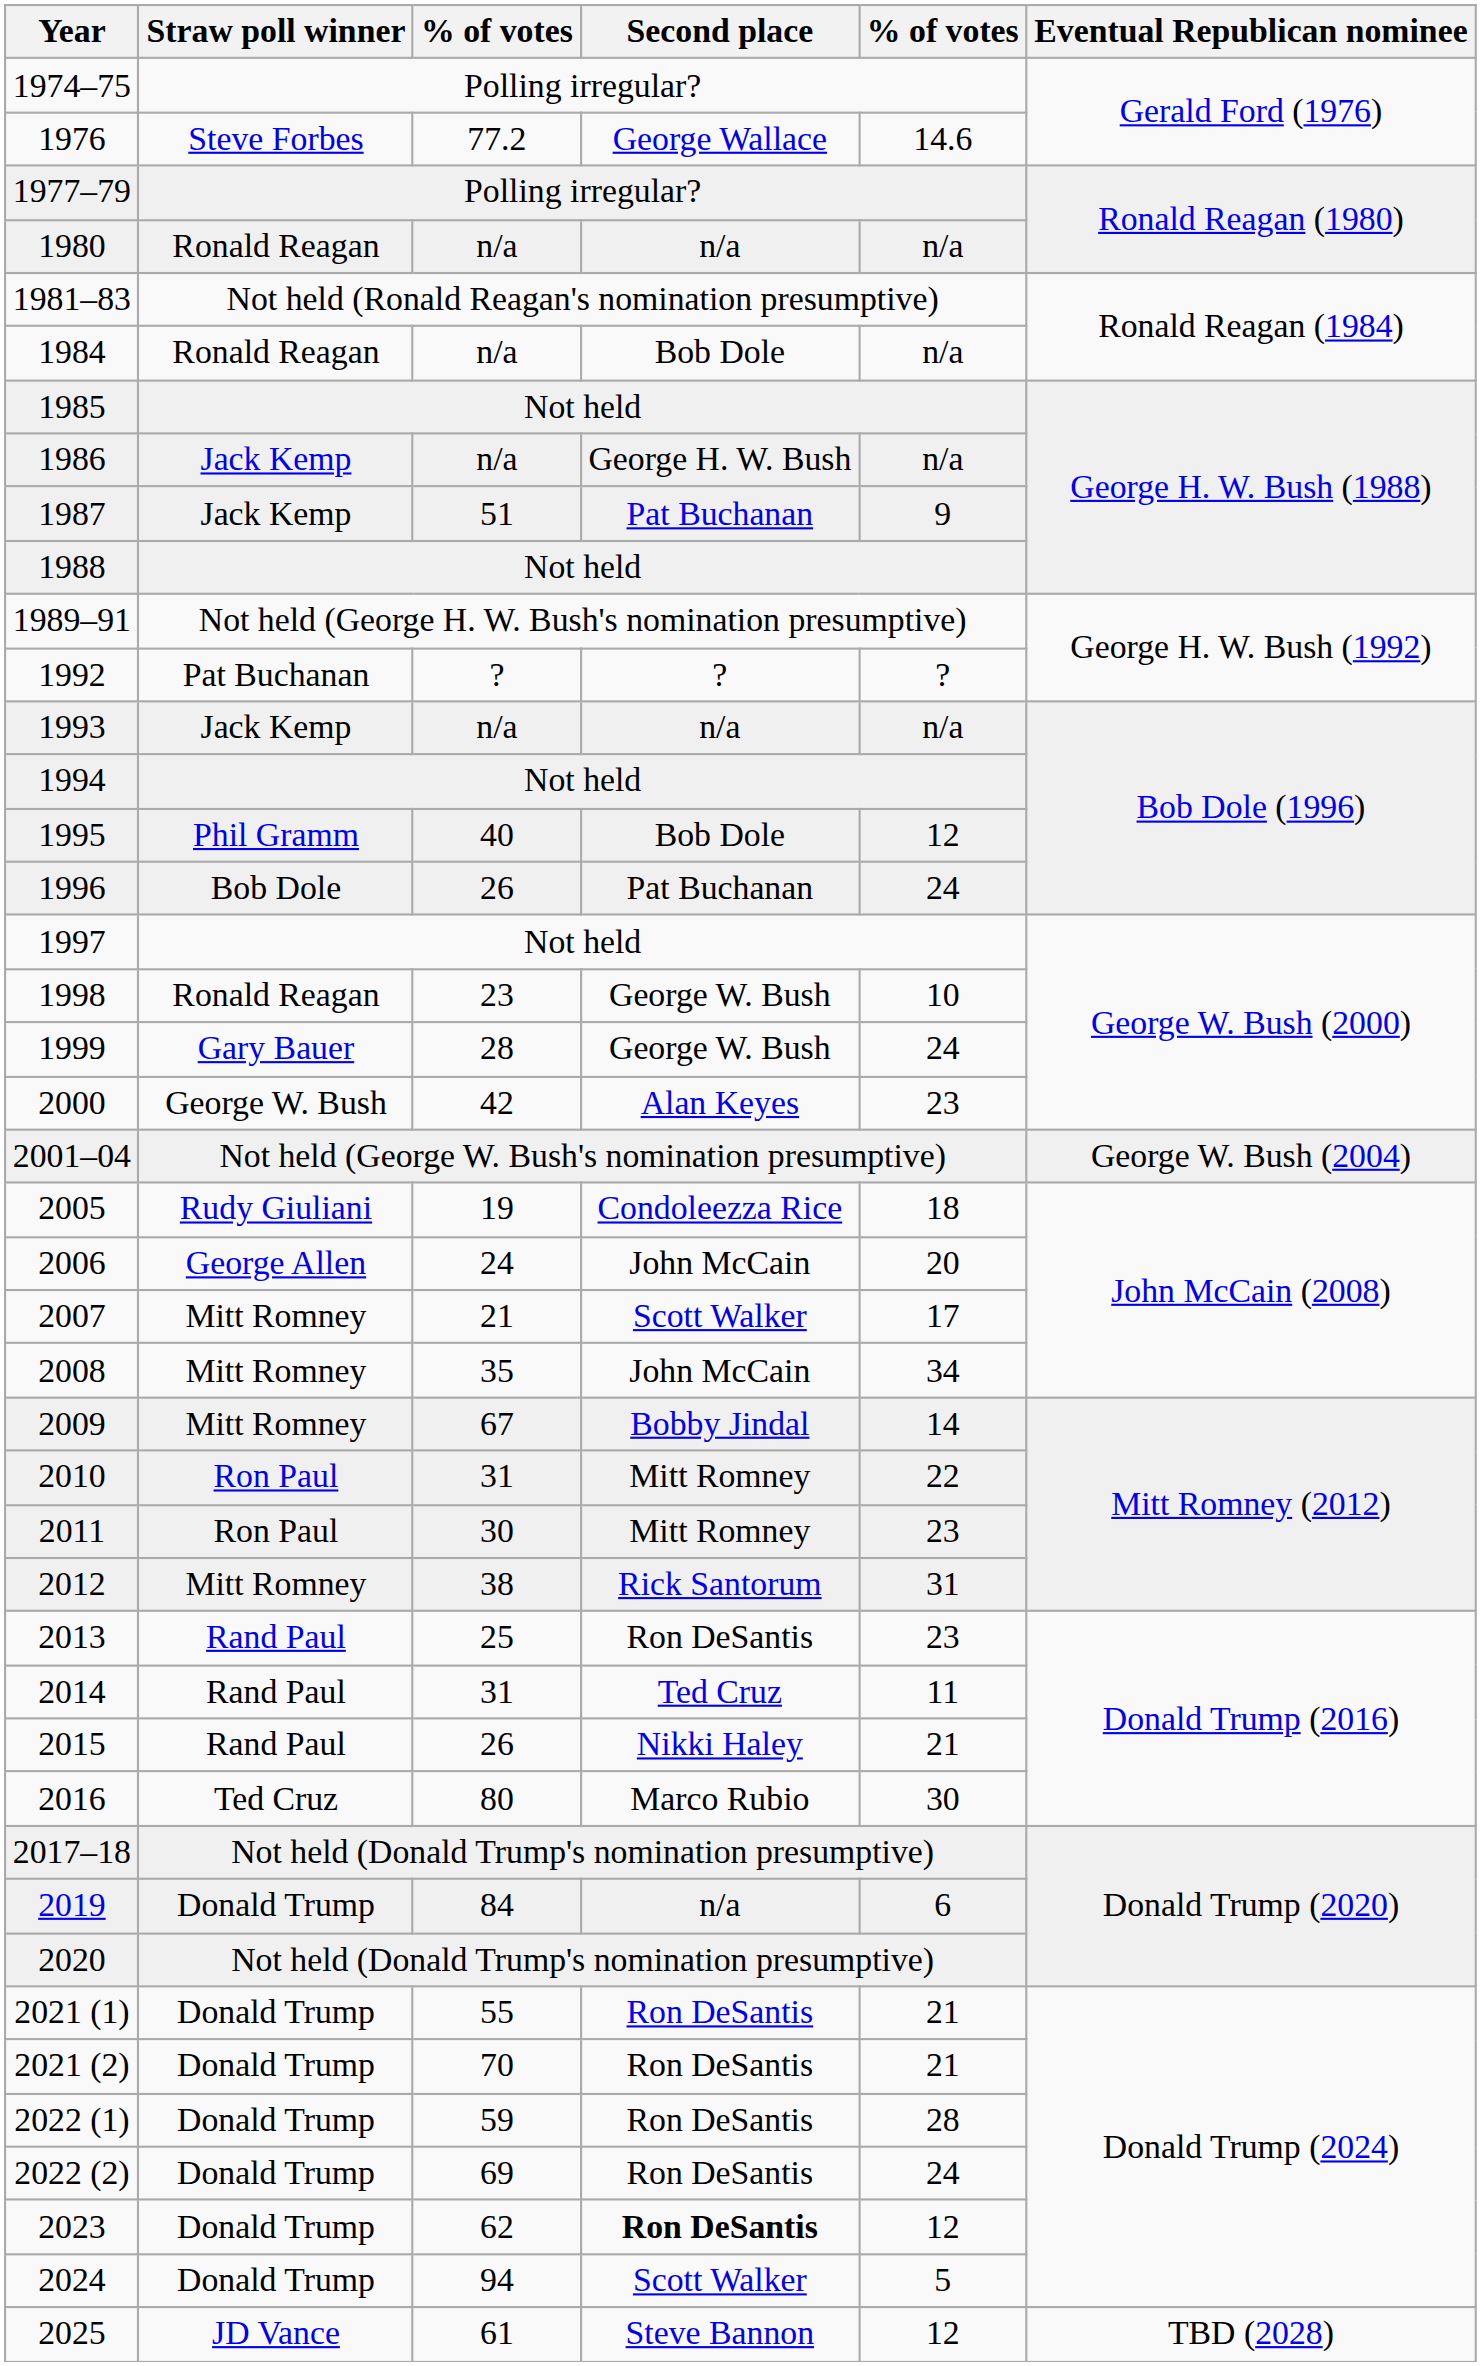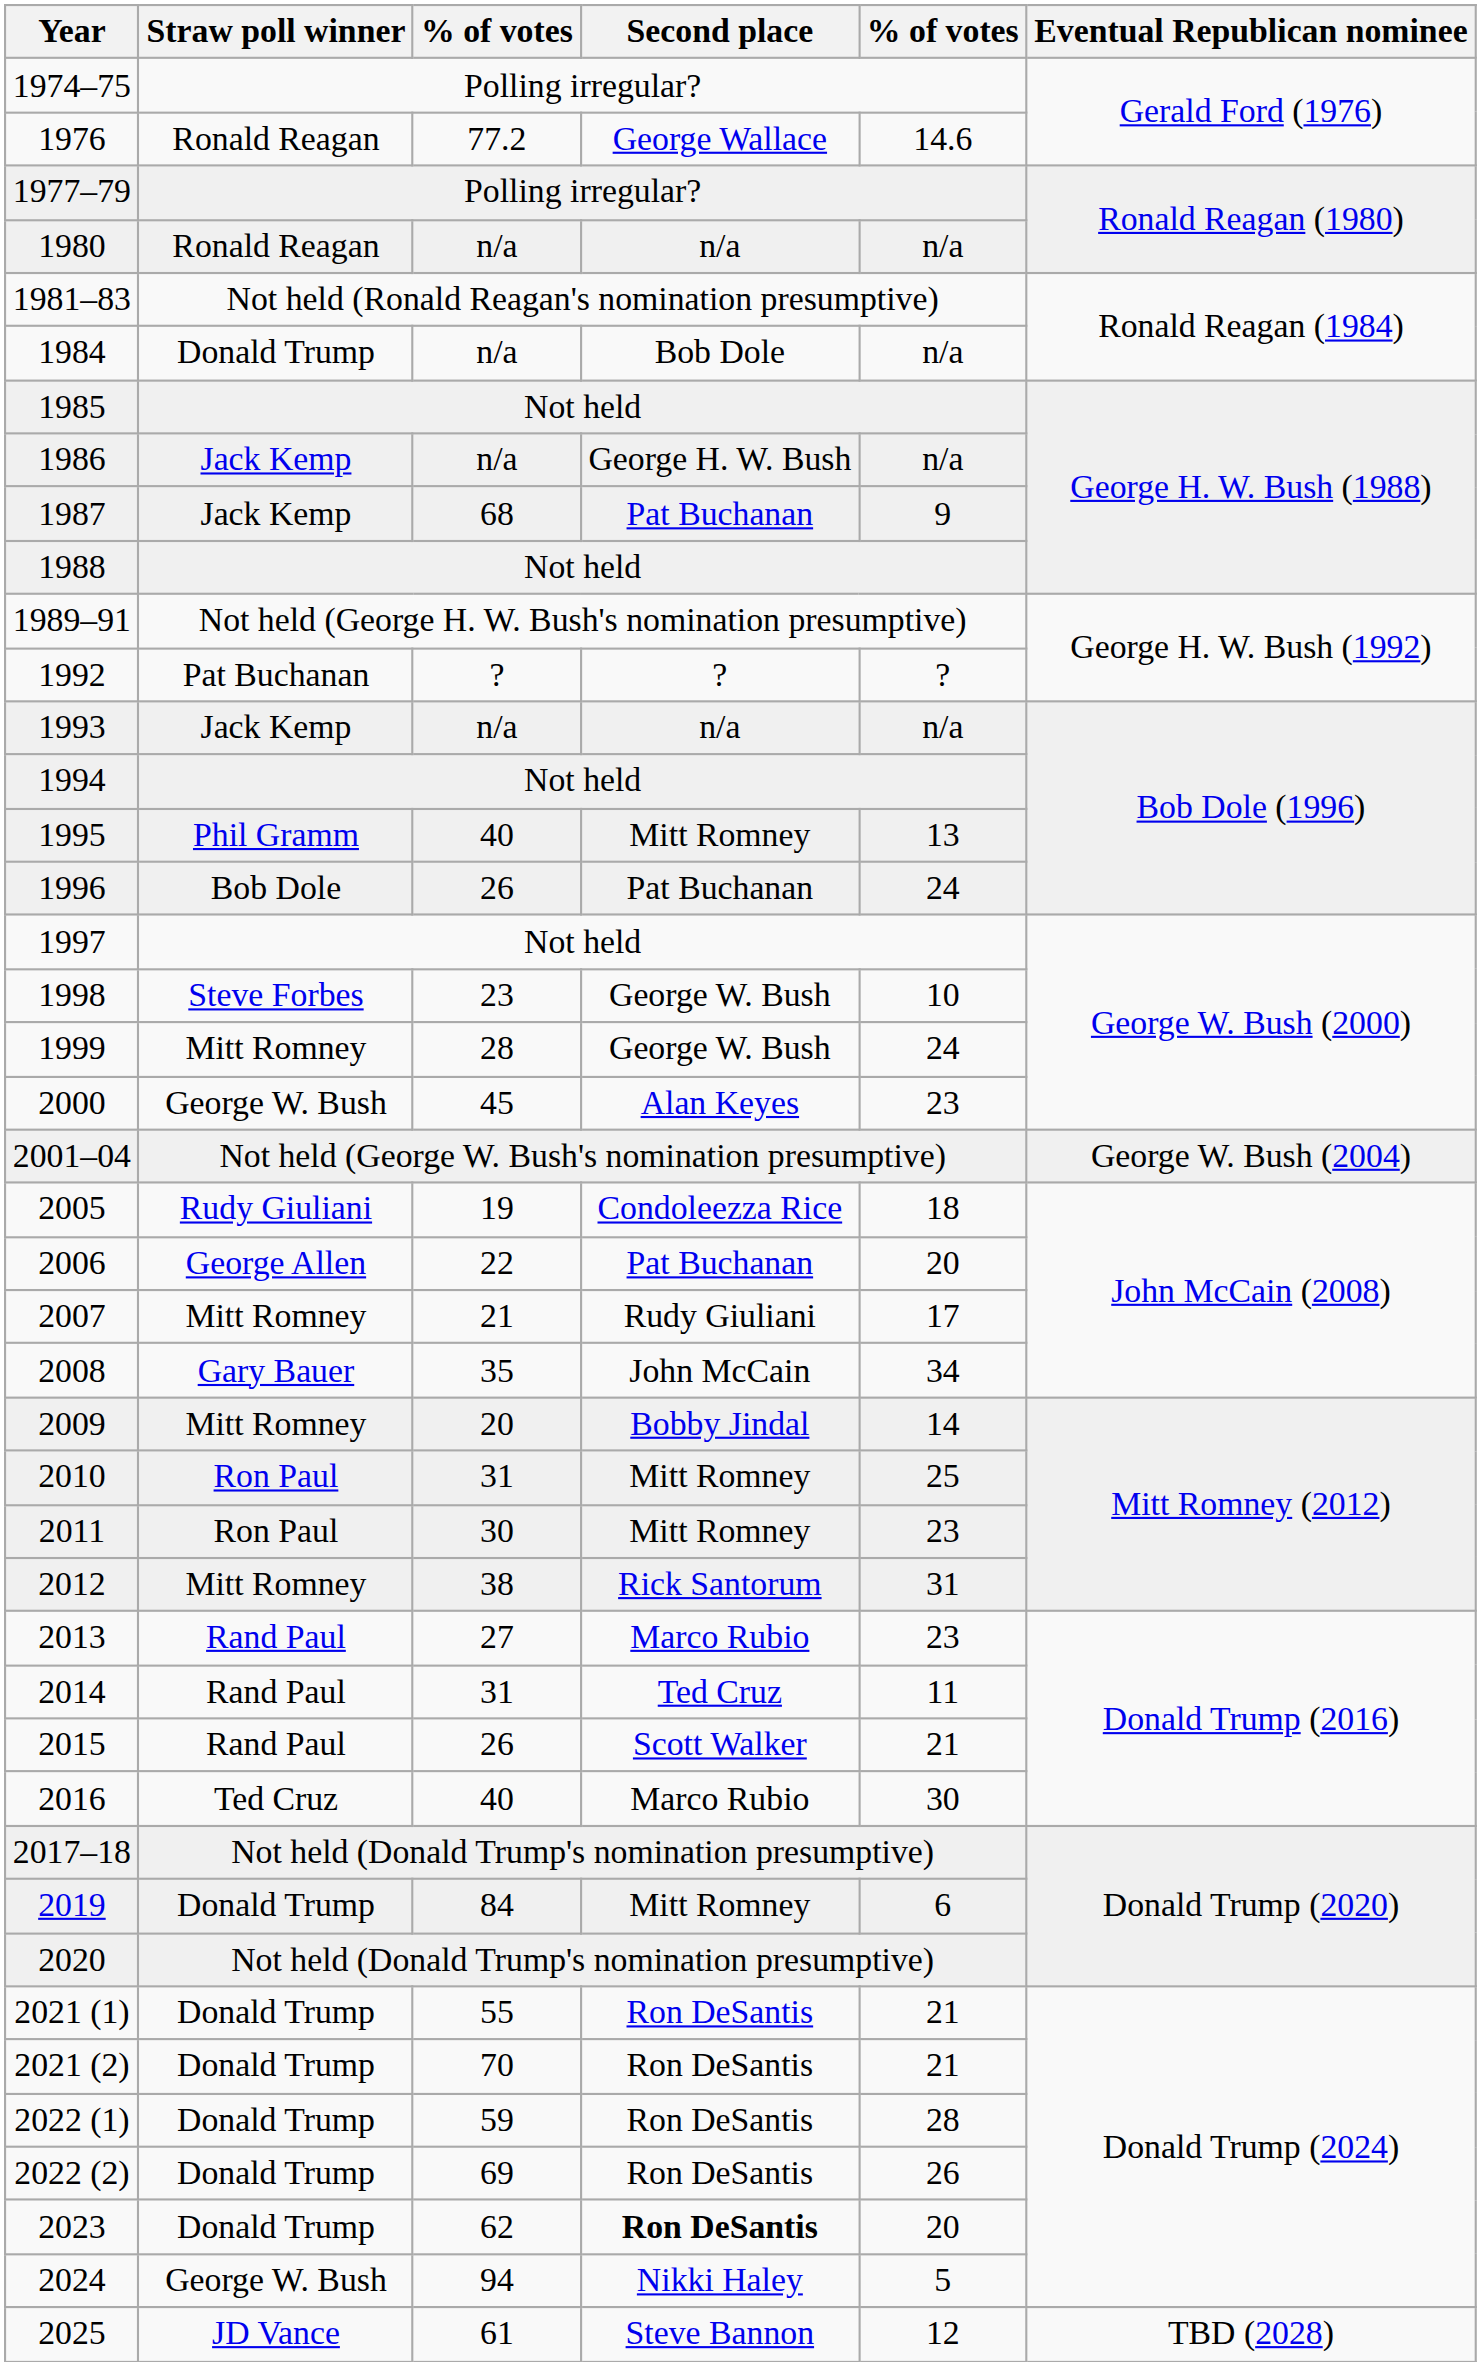(276, 138) Steve Forbes -> (276, 138) Ronald Reagan
(276, 352) Ronald Reagan -> (276, 352) Donald Trump
(497, 513) 51 -> (497, 513) 68
(720, 834) Bob Dole -> (720, 834) Mitt Romney
(943, 834) 12 -> (943, 834) 13
(276, 995) Ronald Reagan -> (276, 995) Steve Forbes
(276, 1048) Gary Bauer -> (276, 1048) Mitt Romney
(497, 1102) 42 -> (497, 1102) 45
(497, 1262) 24 -> (497, 1262) 22
(720, 1262) John McCain -> (720, 1262) Pat Buchanan
(720, 1316) Scott Walker -> (720, 1316) Rudy Giuliani
(276, 1369) Mitt Romney -> (276, 1369) Gary Bauer
(497, 1423) 67 -> (497, 1423) 20
(943, 1476) 22 -> (943, 1476) 25
(497, 1637) 25 -> (497, 1637) 27
(720, 1637) Ron DeSantis -> (720, 1637) Marco Rubio
(720, 1744) Nikki Haley -> (720, 1744) Scott Walker
(497, 1798) 80 -> (497, 1798) 40
(720, 1905) n/a -> (720, 1905) Mitt Romney
(943, 2172) 24 -> (943, 2172) 26
(943, 2226) 12 -> (943, 2226) 20
(276, 2280) Donald Trump -> (276, 2280) George W. Bush
(720, 2280) Scott Walker -> (720, 2280) Nikki Haley
